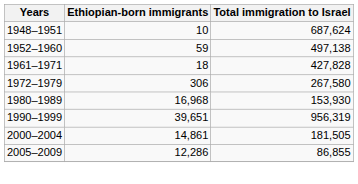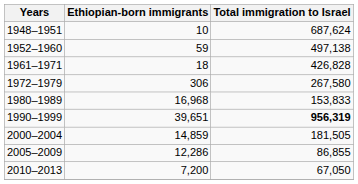(331, 65) 427,828 -> (331, 65) 426,828
(331, 100) 153,930 -> (331, 100) 153,833
(331, 118) normal -> (331, 118) bold
(191, 135) 14,861 -> (191, 135) 14,859
+ row: (35, 170)
